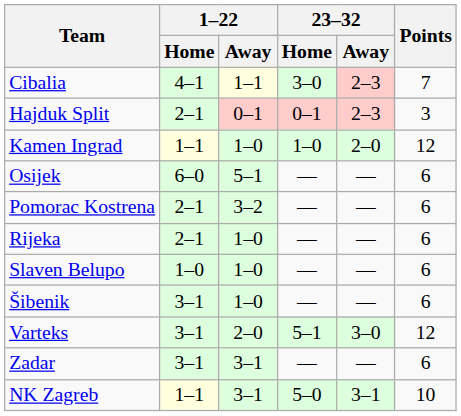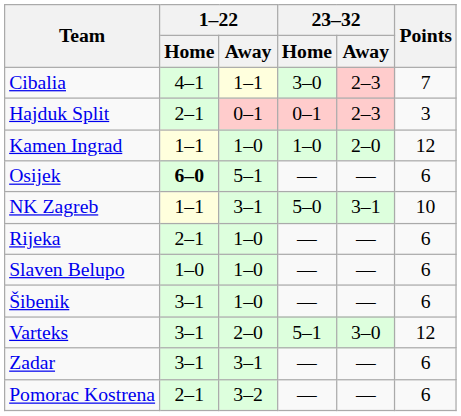(189, 176) normal -> (189, 176) bold
rows swapped: (82, 207) <-> (54, 394)
